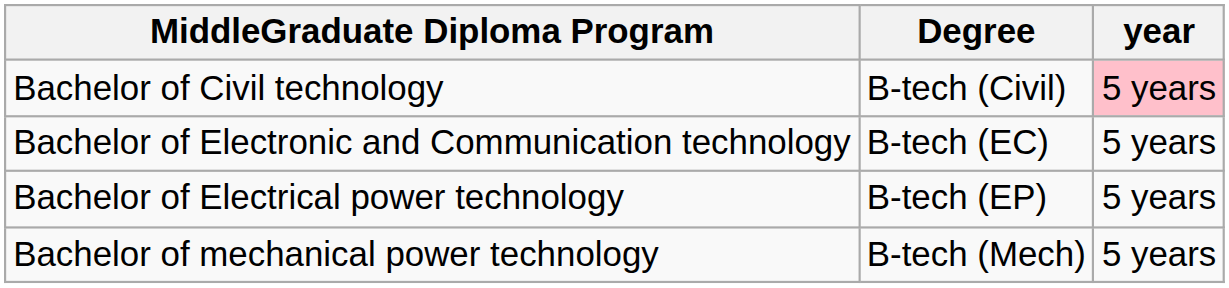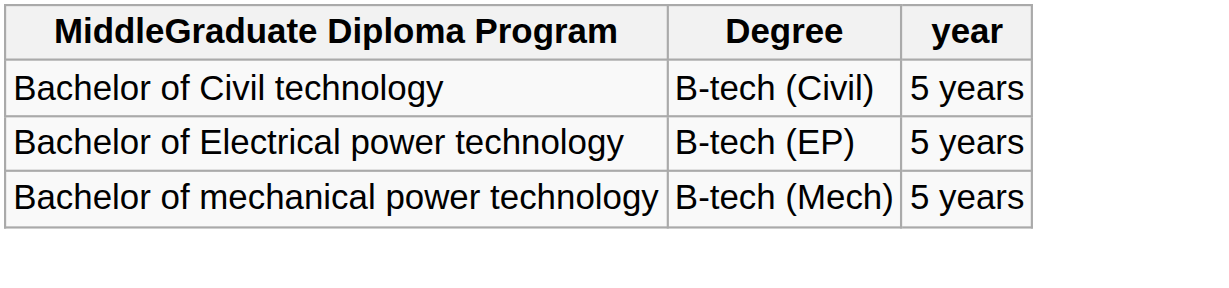(1159, 87) pink background -> (967, 87) no background
- row: (432, 142)
